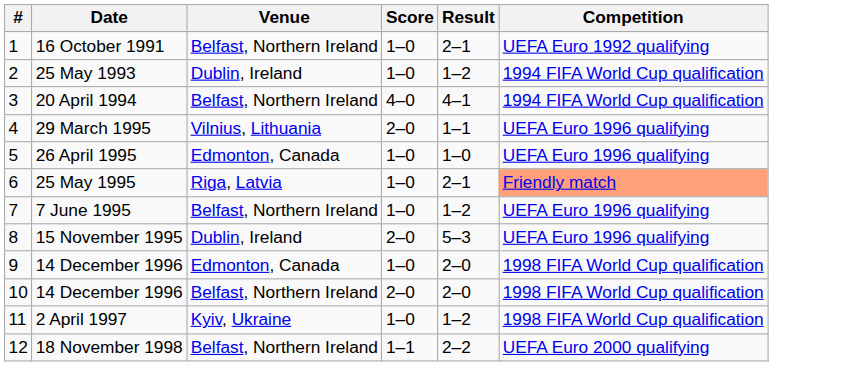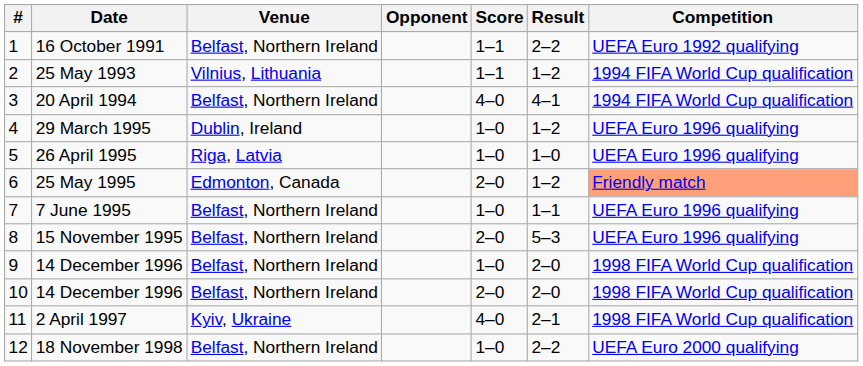+ column: (427, 18)
(400, 45) 1–0 -> (490, 45) 1–1
(456, 45) 2–1 -> (546, 45) 2–2
(246, 73) Dublin, Ireland -> (256, 73) Vilnius, Lithuania
(400, 73) 1–0 -> (490, 73) 1–1
(256, 127) Vilnius, Lithuania -> (246, 127) Dublin, Ireland
(400, 127) 2–0 -> (490, 127) 1–0
(456, 127) 1–1 -> (546, 127) 1–2
(265, 155) Edmonton, Canada -> (236, 155) Riga, Latvia
(236, 182) Riga, Latvia -> (265, 182) Edmonton, Canada
(400, 182) 1–0 -> (490, 182) 2–0
(456, 182) 2–1 -> (546, 182) 1–2
(456, 210) 1–2 -> (546, 210) 1–1
(246, 237) Dublin, Ireland -> (284, 237) Belfast, Northern Ireland
(265, 264) Edmonton, Canada -> (284, 264) Belfast, Northern Ireland
(400, 319) 1–0 -> (490, 319) 4–0
(456, 319) 1–2 -> (546, 319) 2–1
(400, 347) 1–1 -> (490, 347) 1–0
